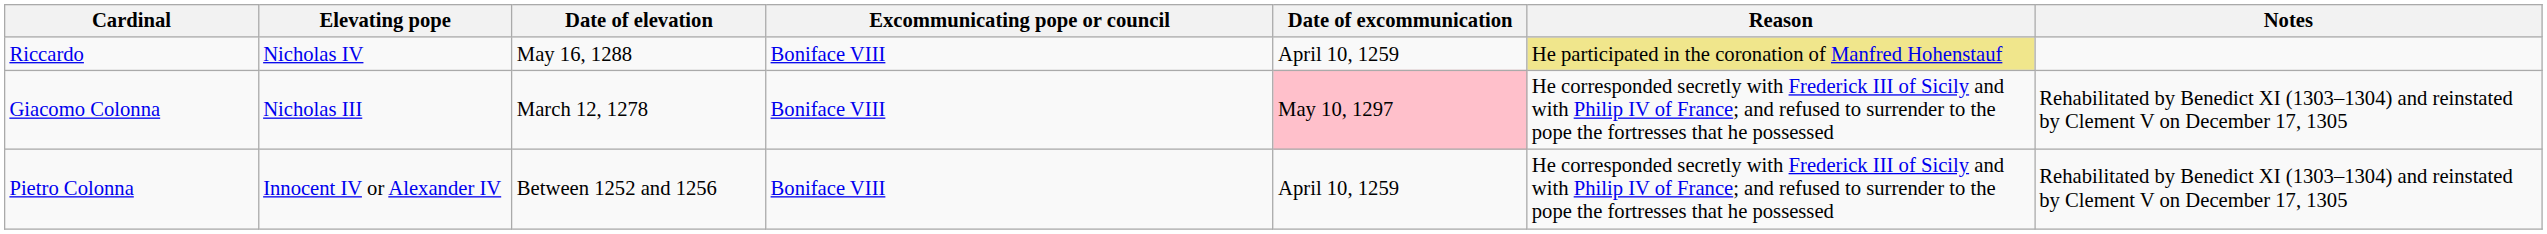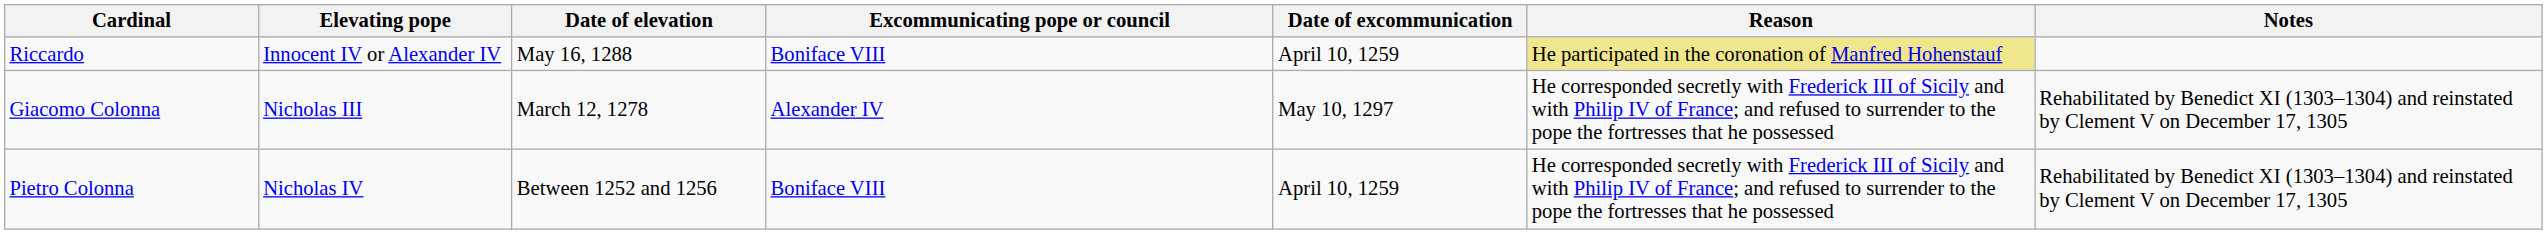(313, 53) Nicholas IV -> (382, 53) Innocent IV or Alexander IV
(828, 109) Boniface VIII -> (827, 109) Alexander IV
(1336, 109) pink background -> (1336, 109) no background
(382, 188) Innocent IV or Alexander IV -> (313, 188) Nicholas IV
